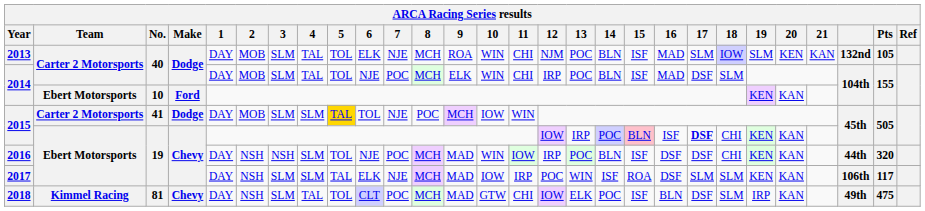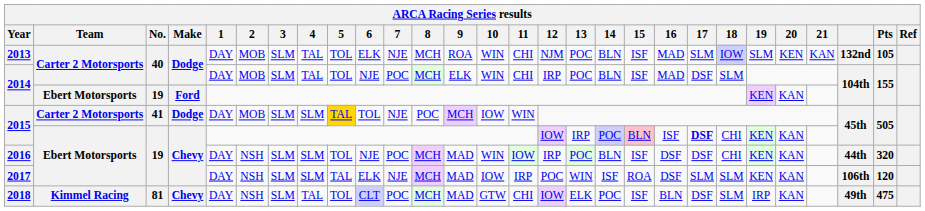(157, 95) 10 -> (157, 95) 19
(283, 155) NSH -> (283, 155) SLM
(885, 175) 117 -> (885, 175) 120
